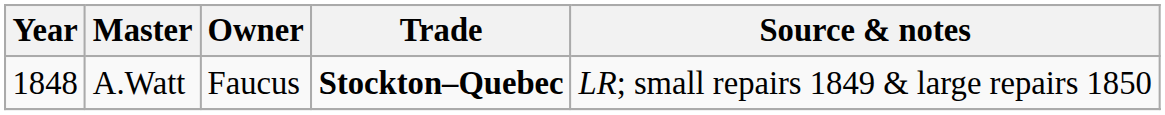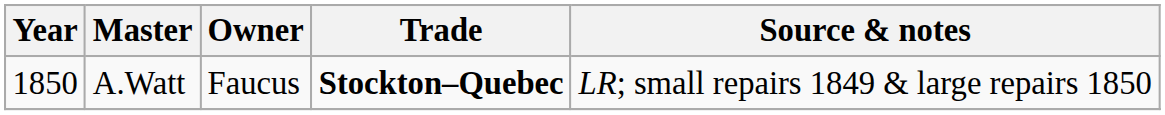(45, 82) 1848 -> (45, 82) 1850
